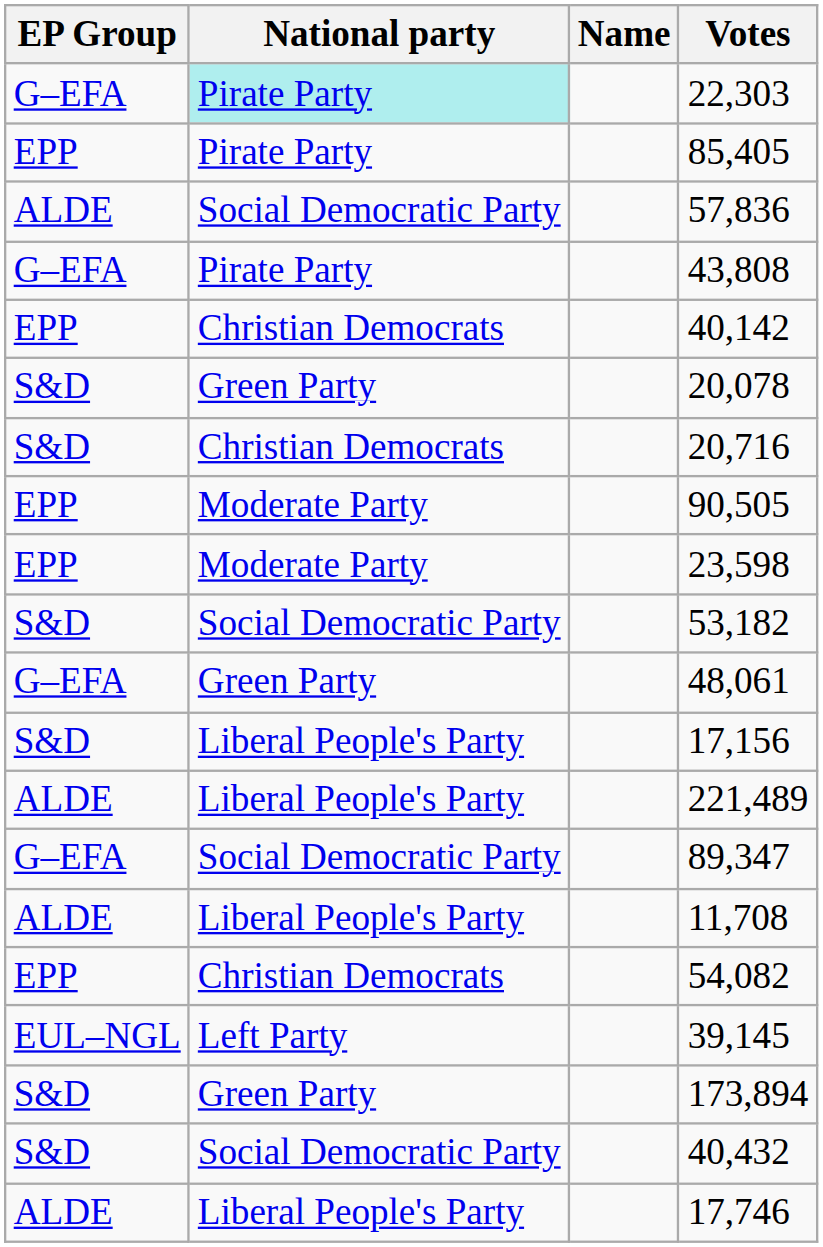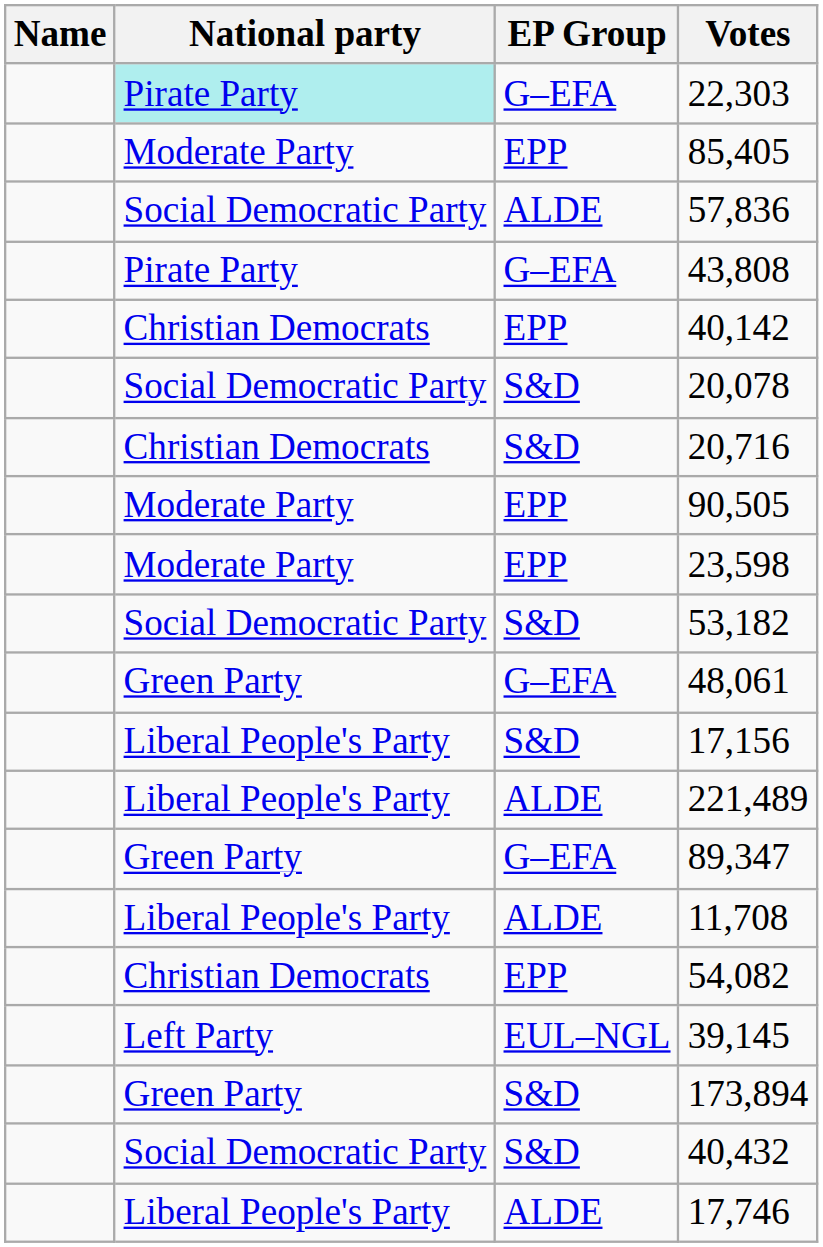columns swapped: (624, 33) <-> (97, 33)
(285, 151) Pirate Party -> (239, 151) Moderate Party
(287, 387) Green Party -> (305, 387) Social Democratic Party
(379, 858) Social Democratic Party -> (213, 858) Green Party
